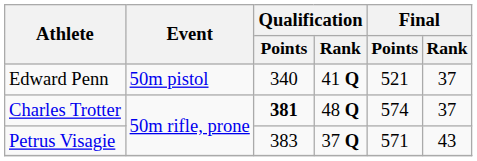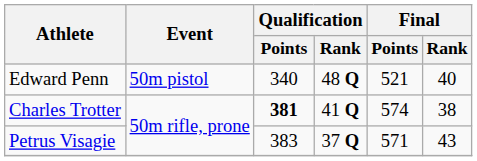(340, 79) 41 Q -> (340, 79) 48 Q
(447, 79) 37 -> (447, 79) 40
(340, 110) 48 Q -> (340, 110) 41 Q
(447, 110) 37 -> (447, 110) 38
